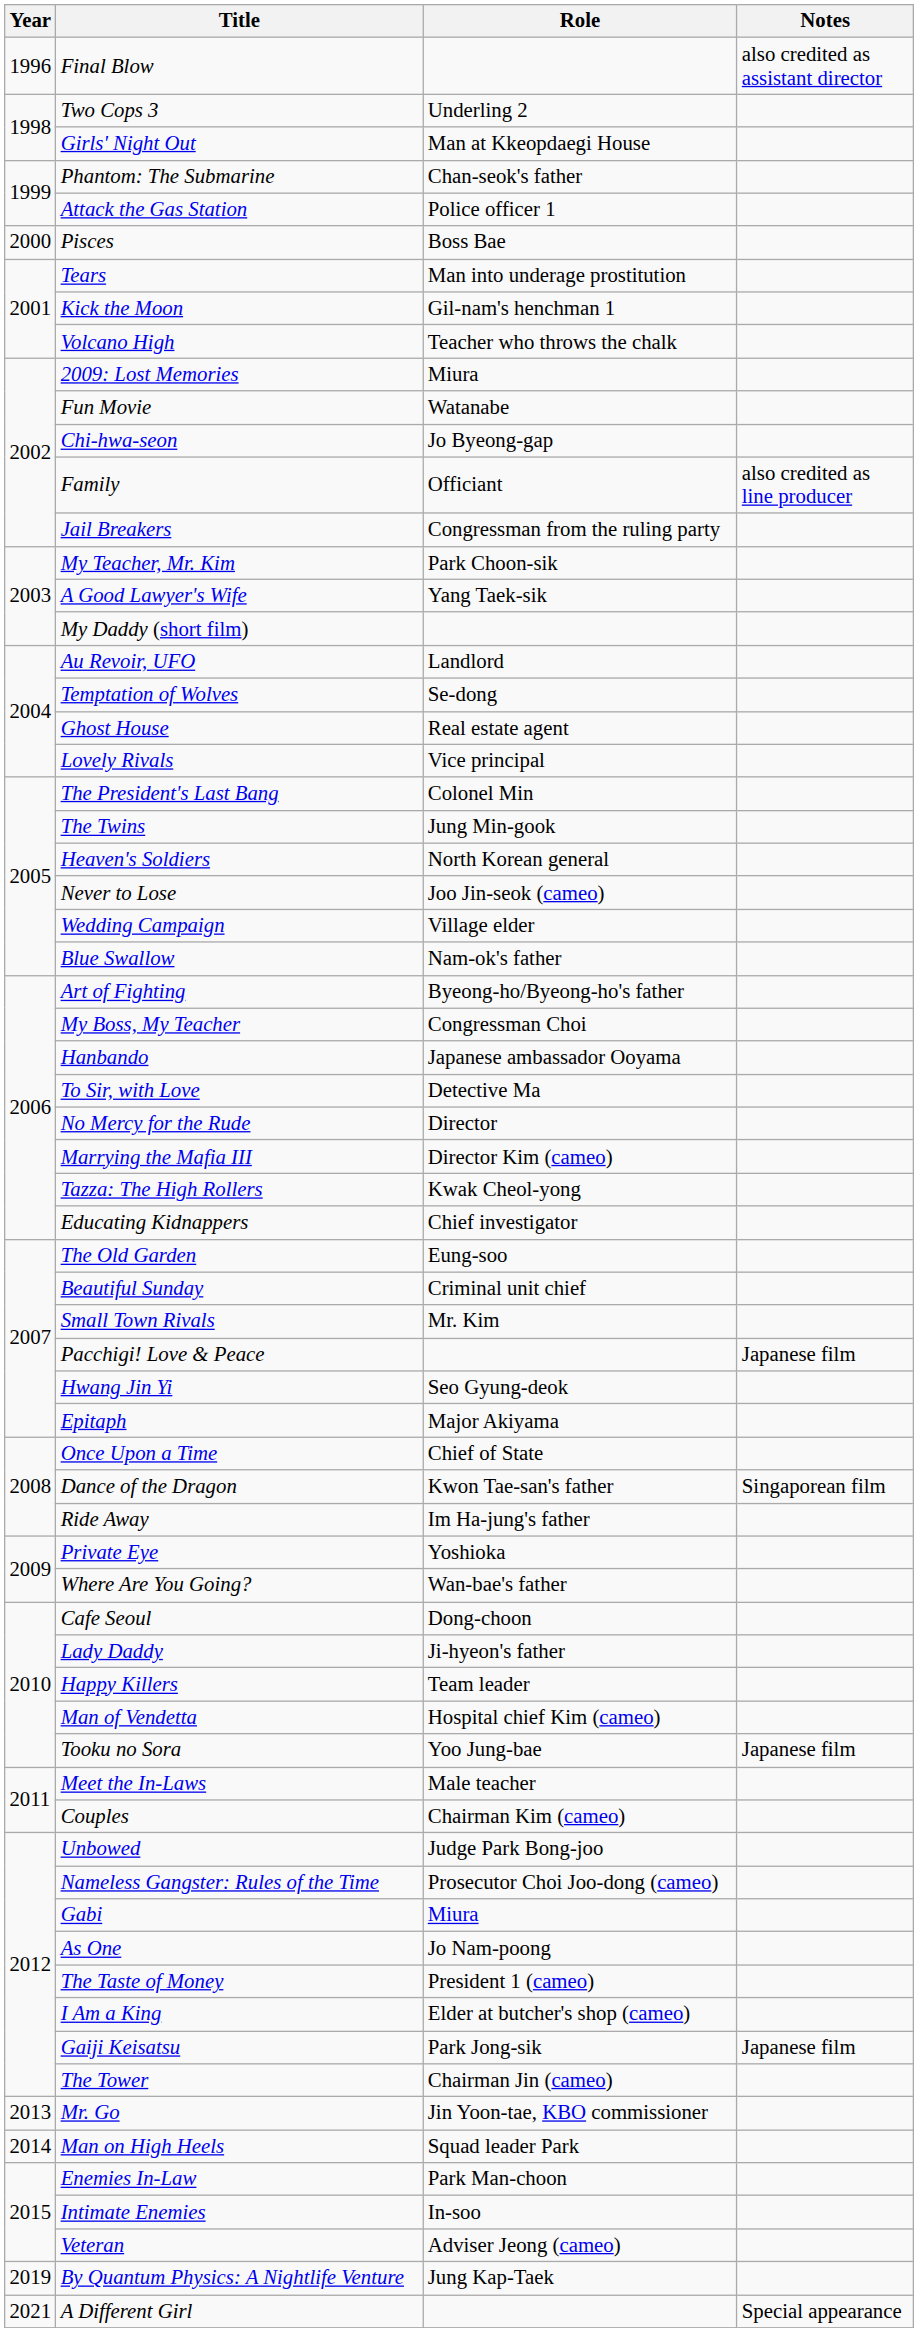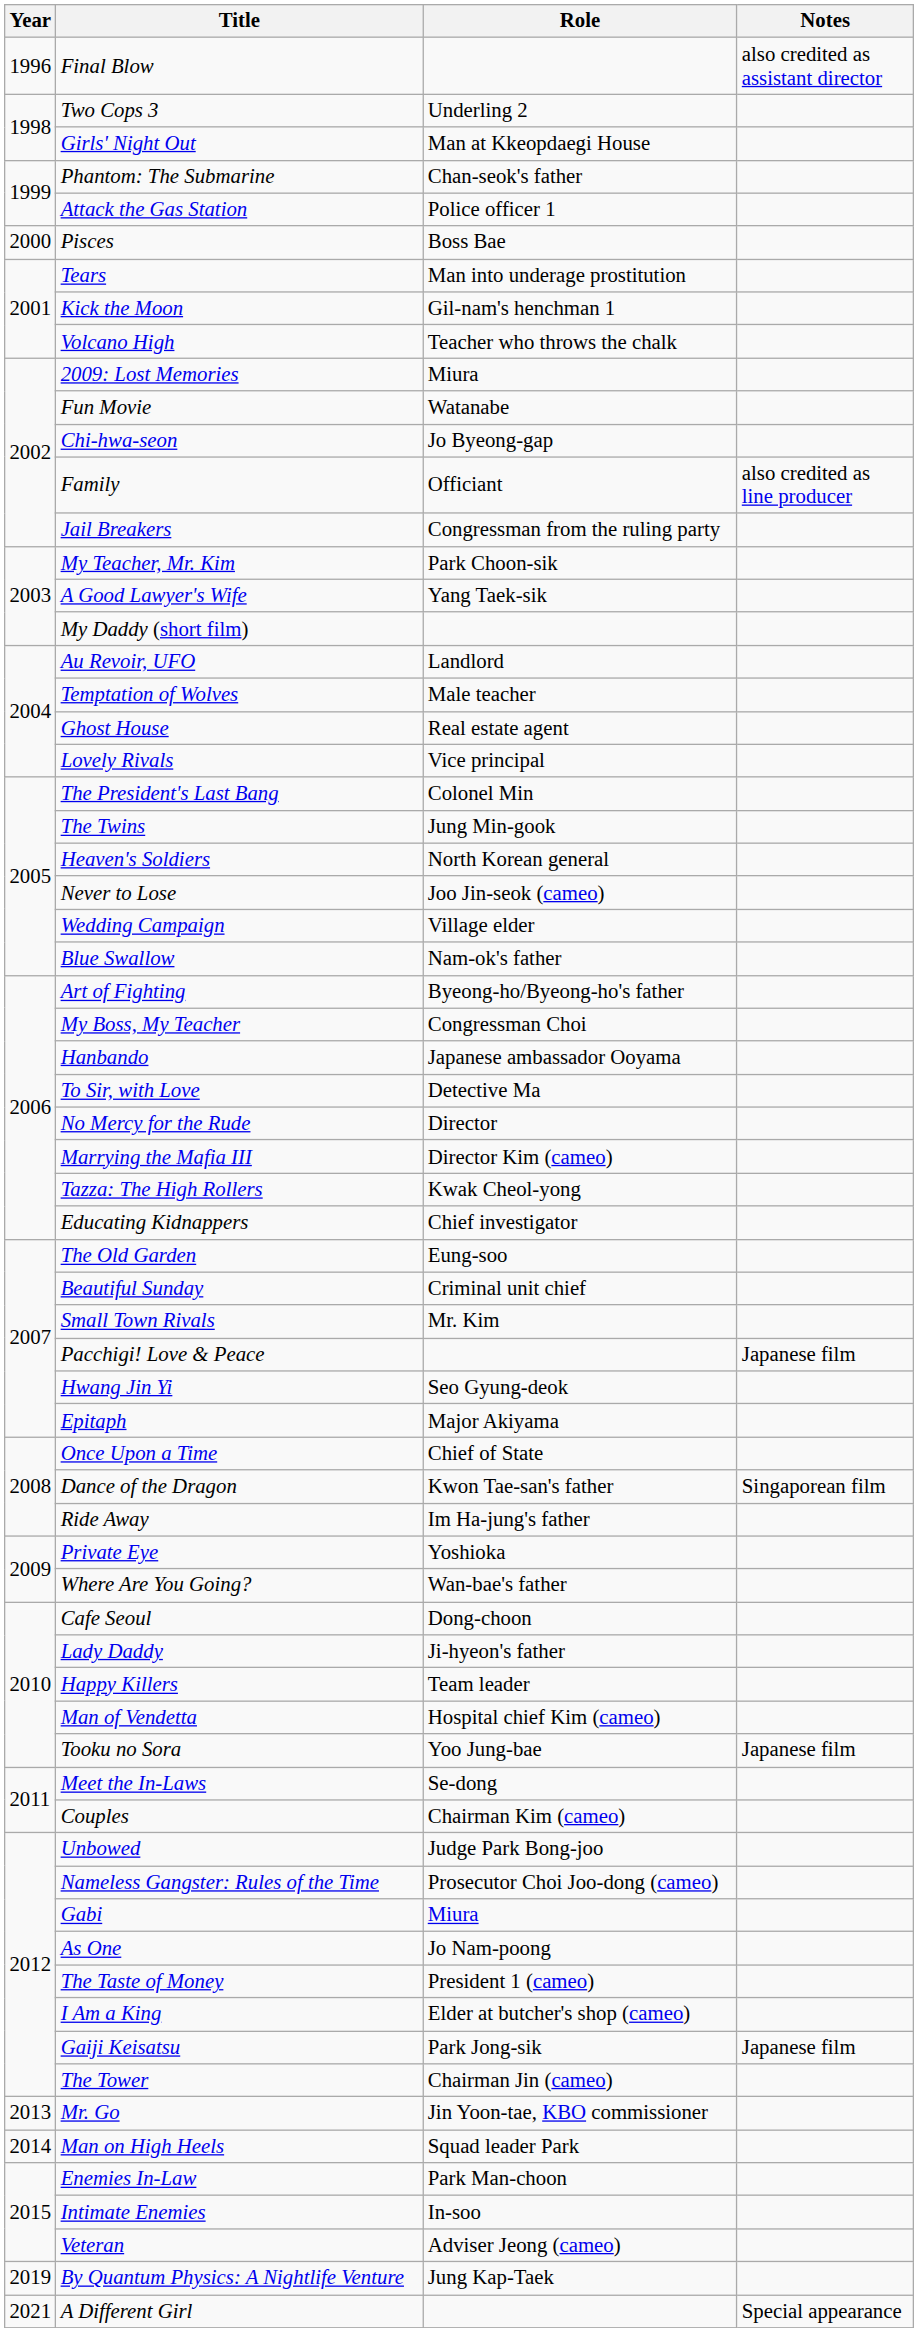(462, 694) Se-dong -> (482, 694) Male teacher
(482, 1783) Male teacher -> (462, 1783) Se-dong
